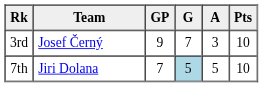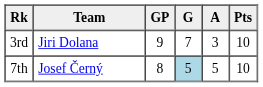(71, 43) Josef Černý -> (68, 43) Jiri Dolana
(68, 68) Jiri Dolana -> (71, 68) Josef Černý
(160, 68) 7 -> (160, 68) 8
